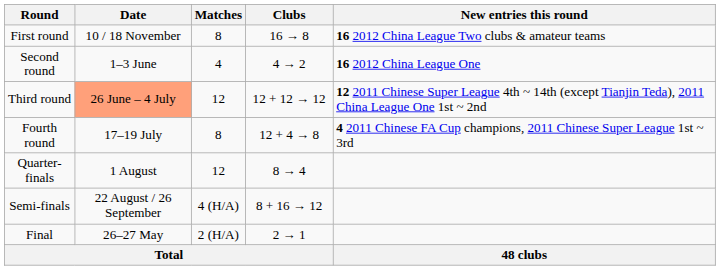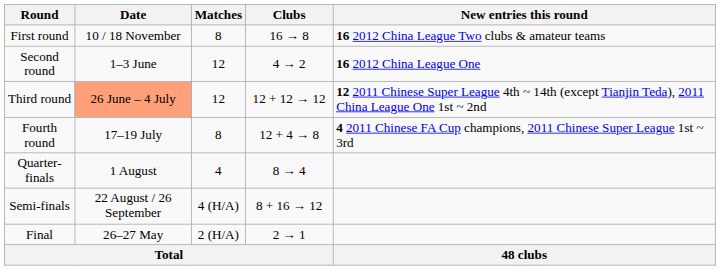(218, 63) 4 -> (218, 63) 12
(218, 170) 12 -> (218, 170) 4
